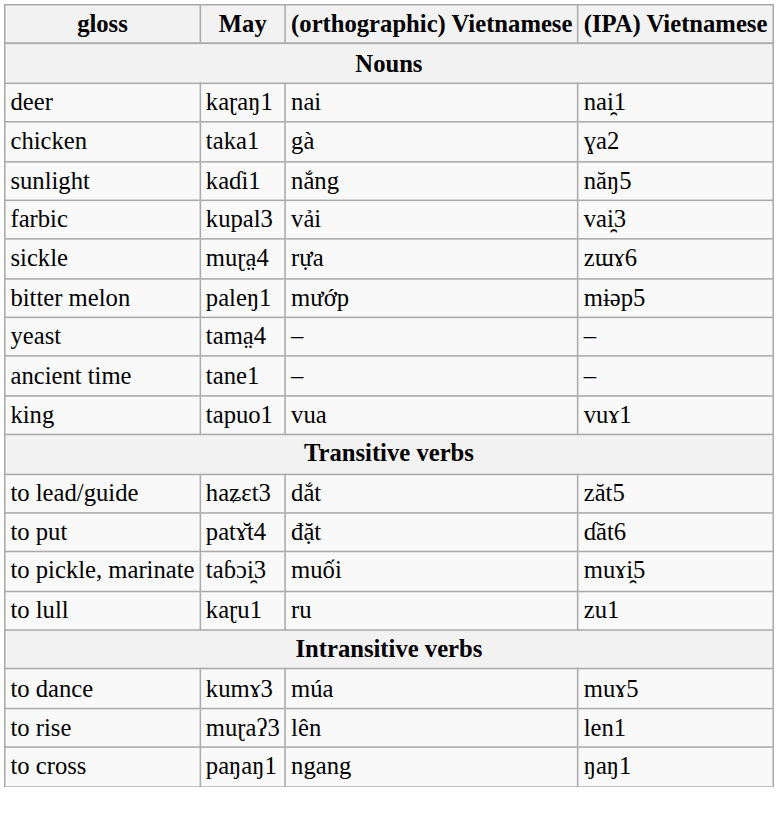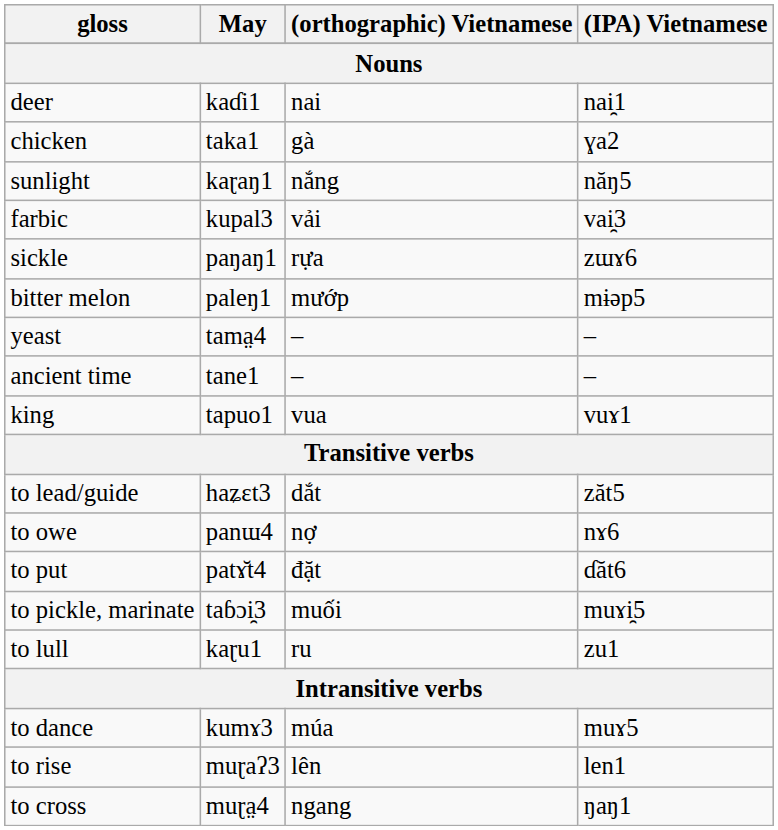(239, 102) kaɽaŋ1 -> (233, 102) kaɗi1
(233, 180) kaɗi1 -> (239, 180) kaɽaŋ1
(237, 258) muɽa̤4 -> (241, 258) paŋaŋ1
+ row: (44, 532)
(241, 766) paŋaŋ1 -> (237, 805) muɽa̤4
